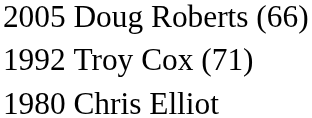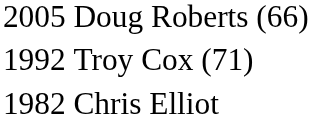(34, 103) 1980 -> (34, 103) 1982
